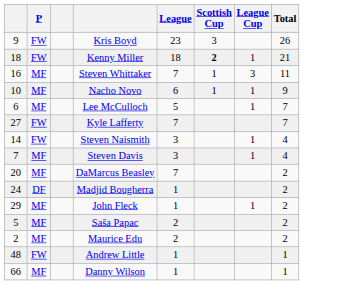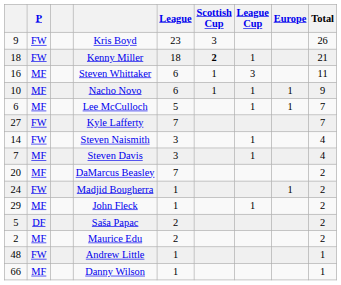+ column: (290, 18)
(176, 73) 7 -> (176, 73) 6
(39, 189) DF -> (39, 189) FW
(39, 222) MF -> (39, 222) DF
